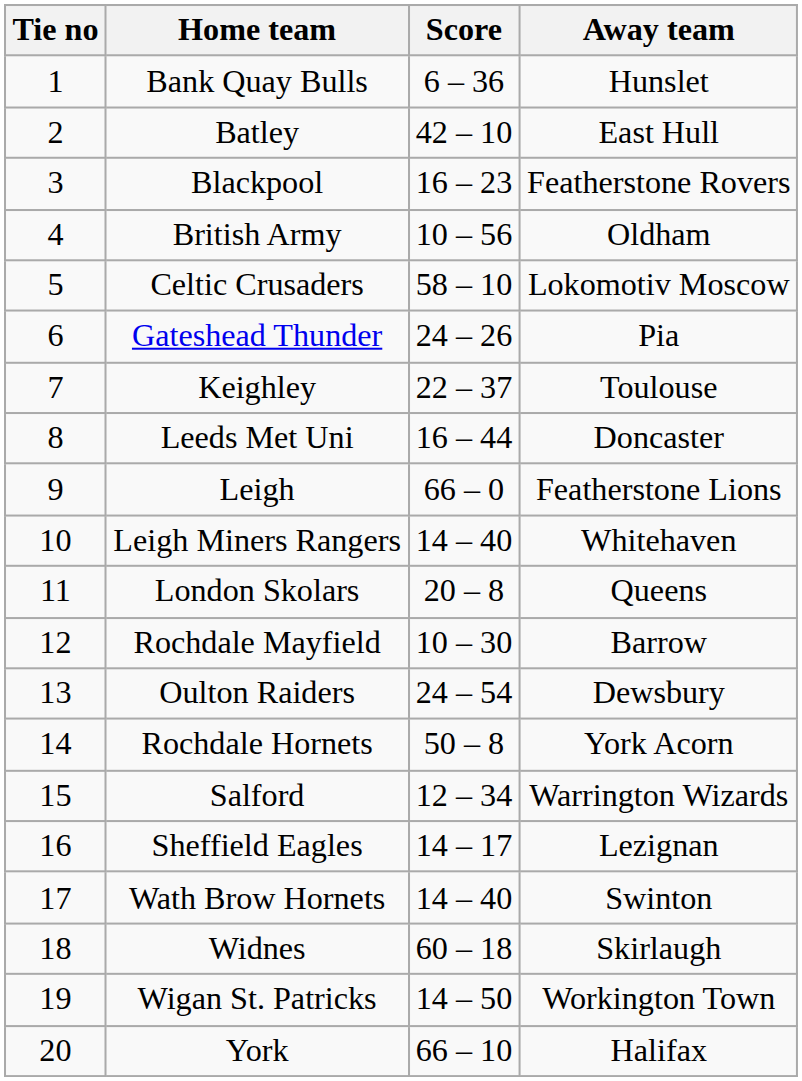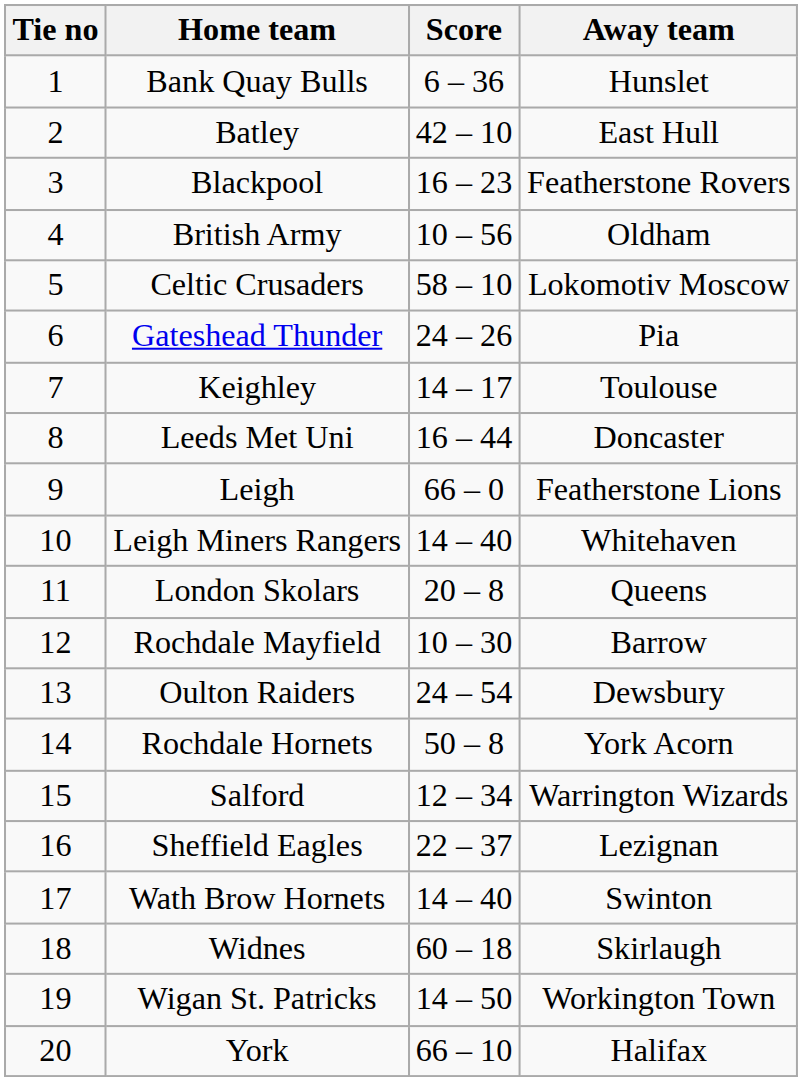(464, 387) 22 – 37 -> (464, 387) 14 – 17
(464, 846) 14 – 17 -> (464, 846) 22 – 37
